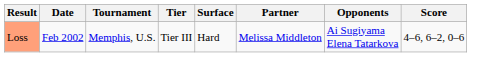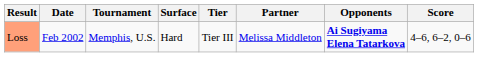columns swapped: (176, 13) <-> (215, 13)
(363, 36) normal -> (366, 36) bold
